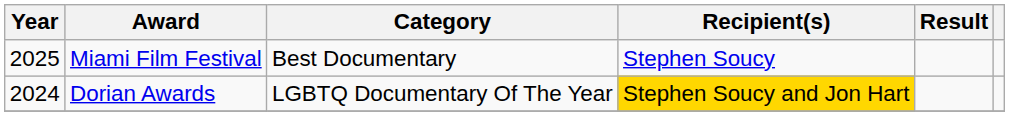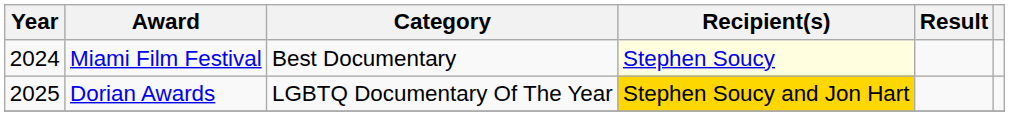(35, 57) 2025 -> (35, 57) 2024
(699, 57) no background -> (699, 57) lightyellow background
(35, 93) 2024 -> (35, 93) 2025
